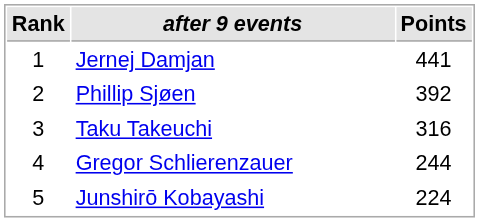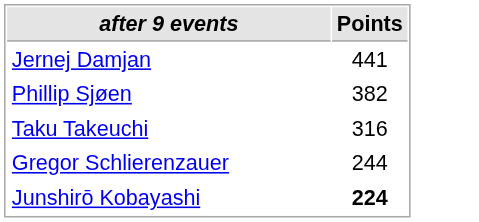- column: (38, 24)
(434, 94) 392 -> (370, 94) 382
(434, 198) normal -> (370, 198) bold
